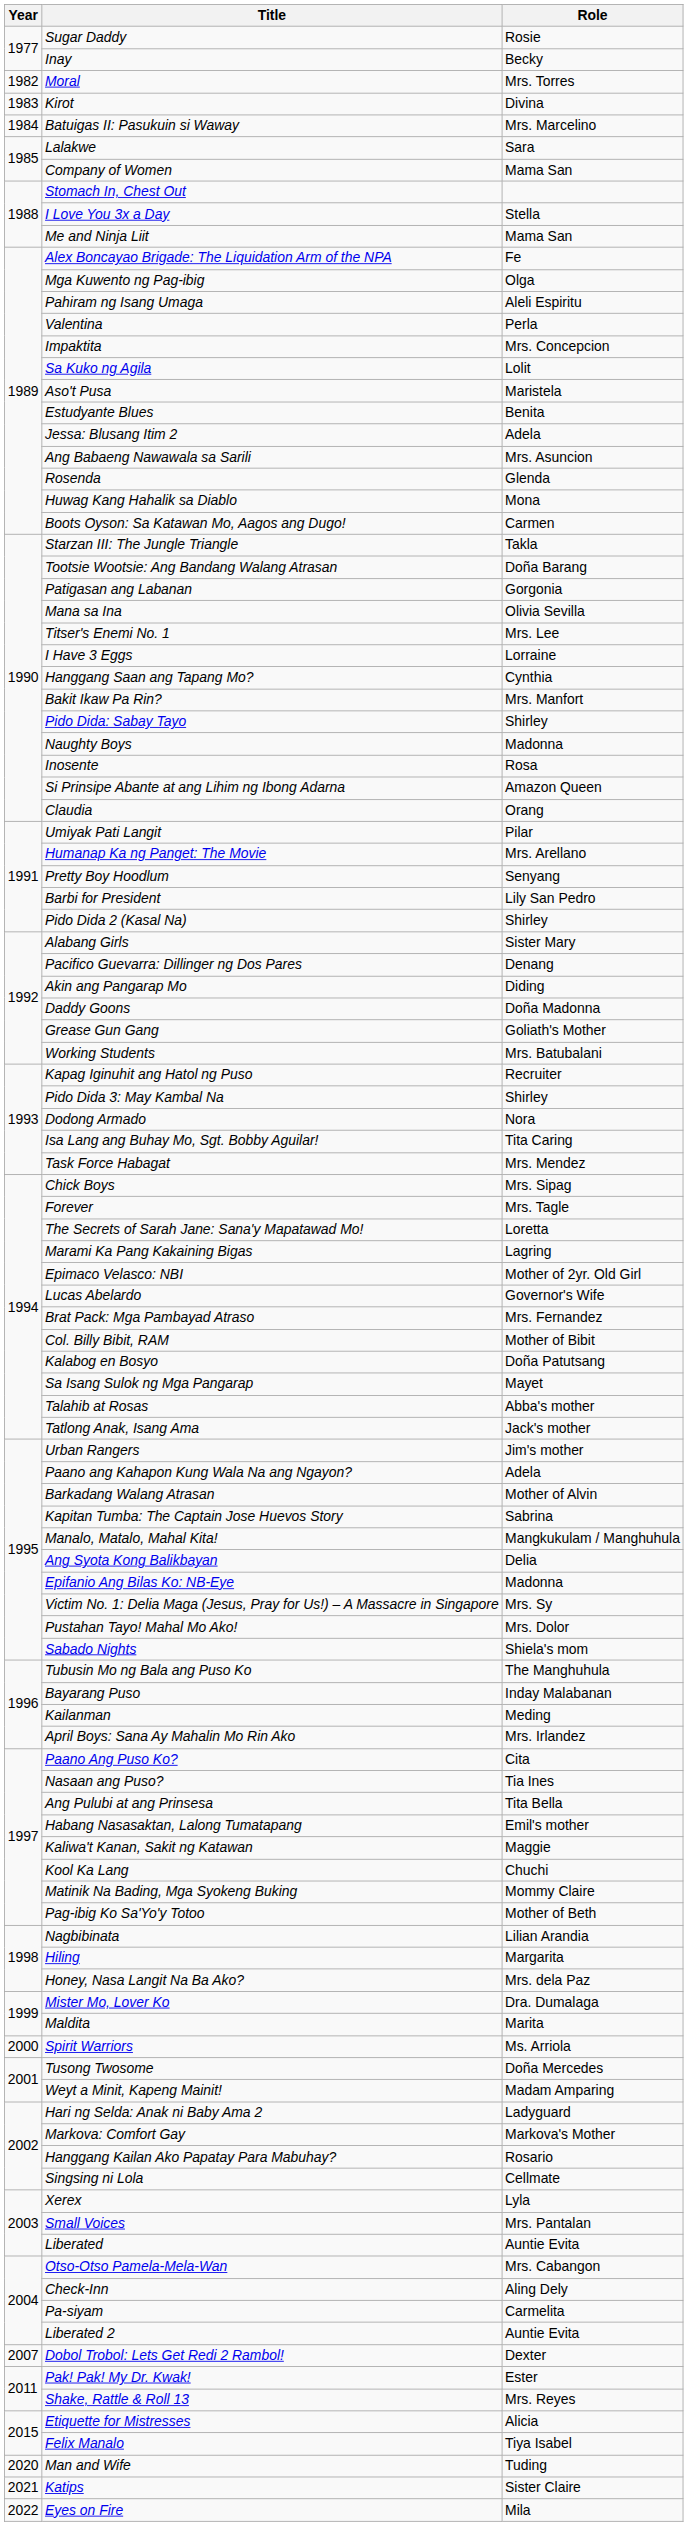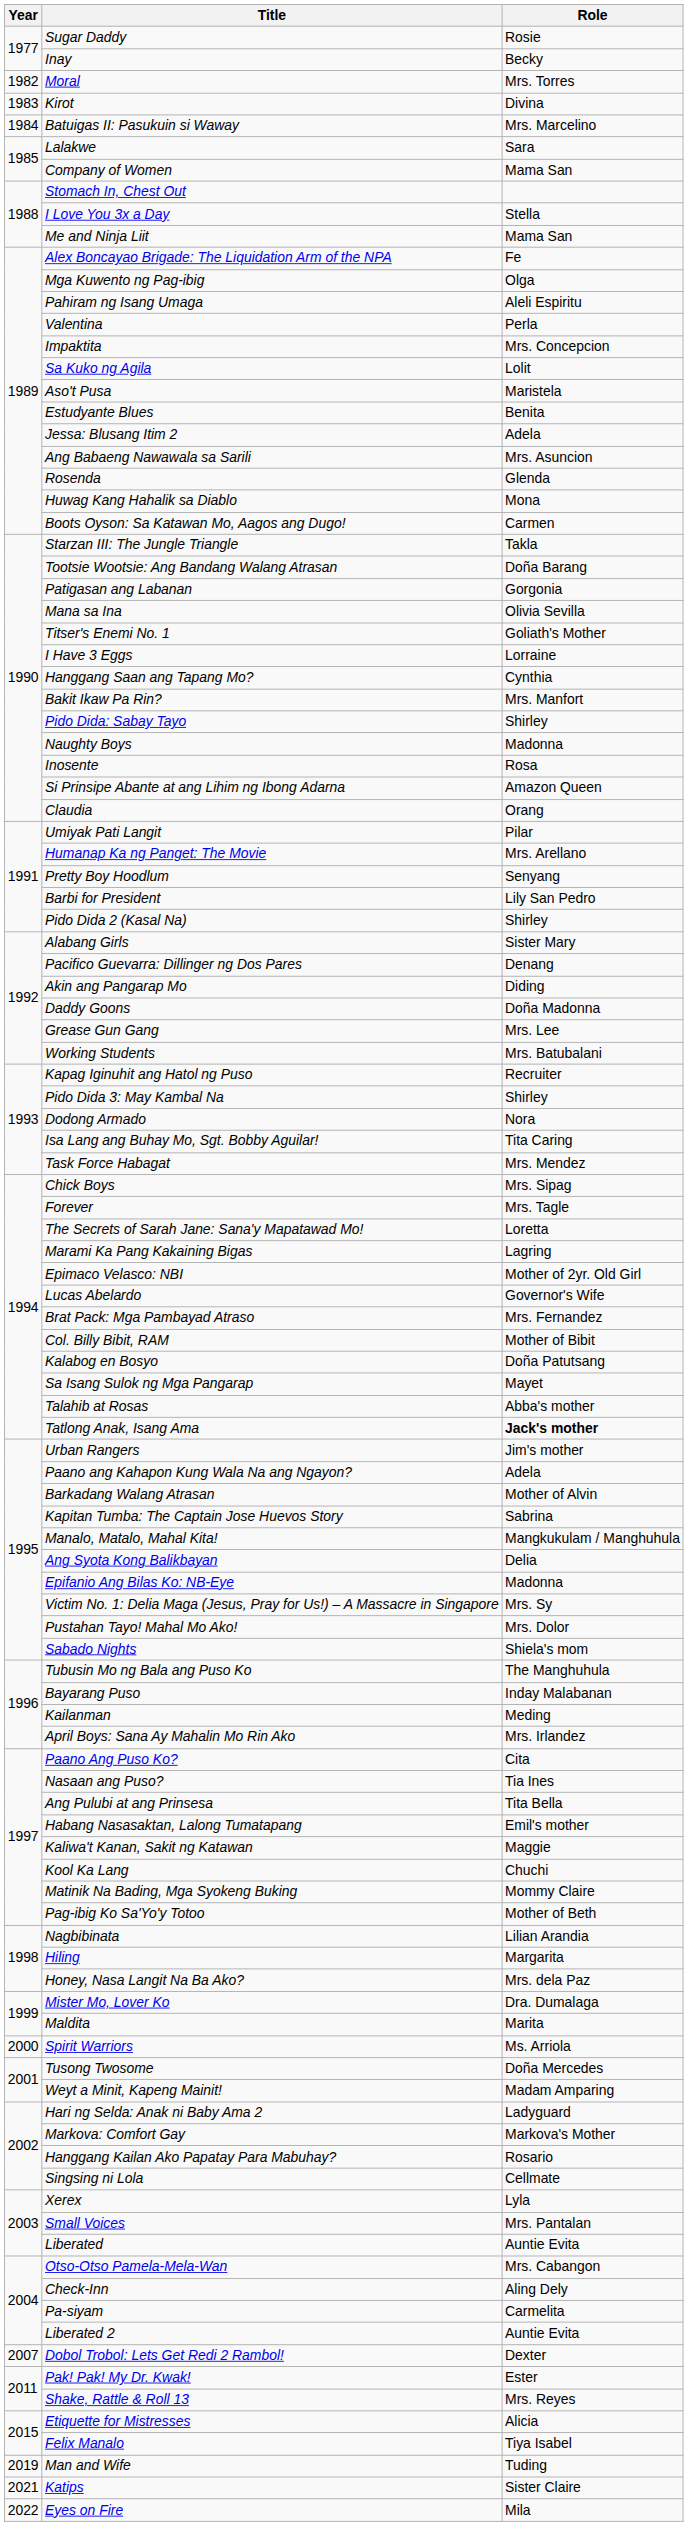(532, 633) Mrs. Lee -> (556, 633) Goliath's Mother
(556, 1031) Goliath's Mother -> (532, 1031) Mrs. Lee
(548, 1428) normal -> (552, 1428) bold
(23, 2466) 2020 -> (23, 2466) 2019
